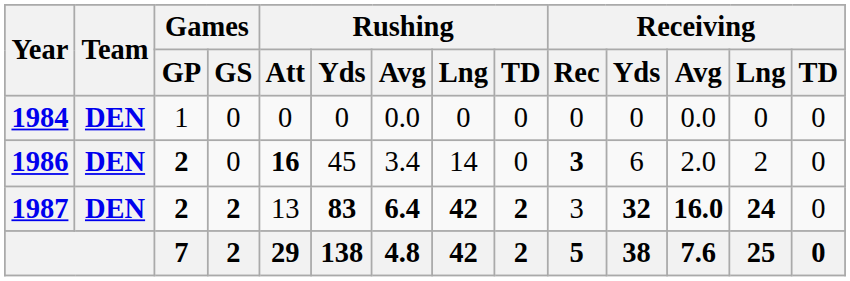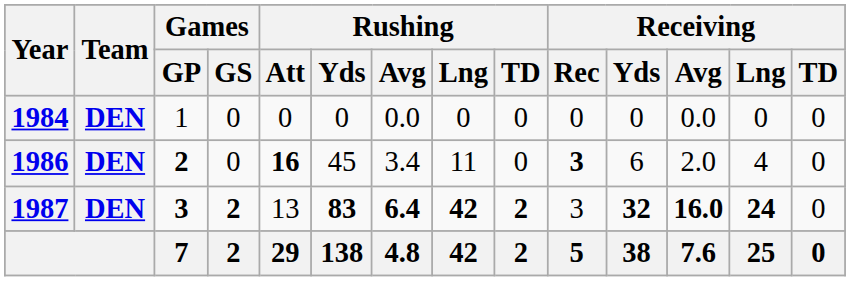(463, 162) 14 -> (463, 162) 11
(761, 162) 2 -> (761, 162) 4
(181, 207) 2 -> (181, 207) 3
